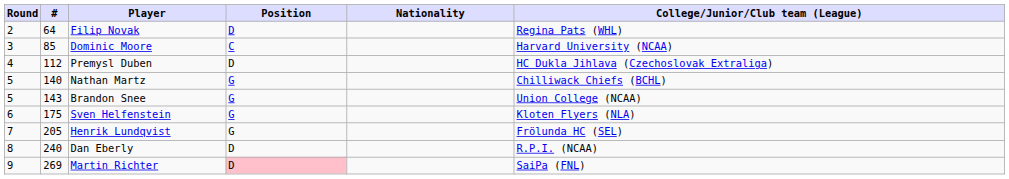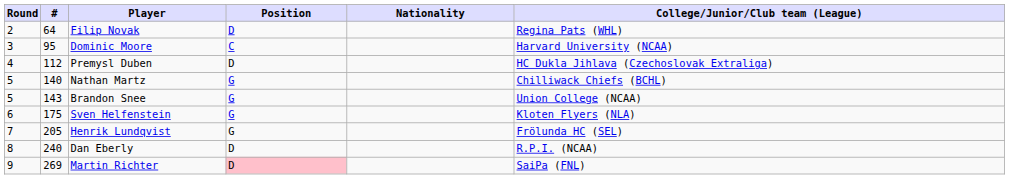(49, 47) 85 -> (49, 47) 95
